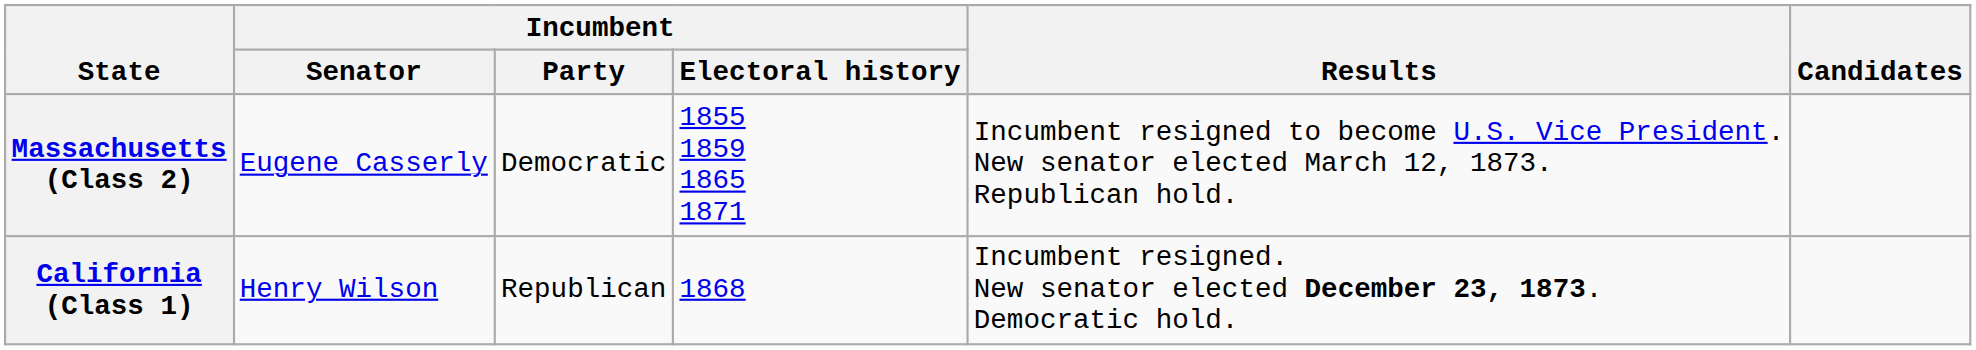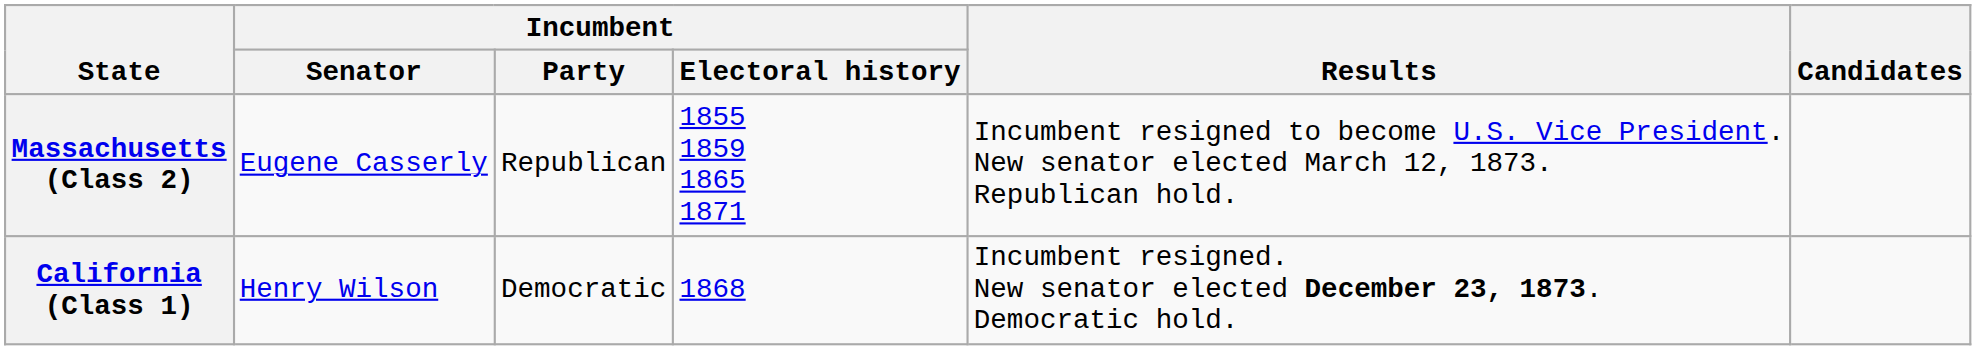(584, 165) Democratic -> (584, 165) Republican
(584, 289) Republican -> (584, 289) Democratic
